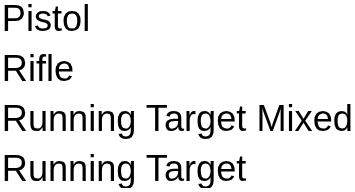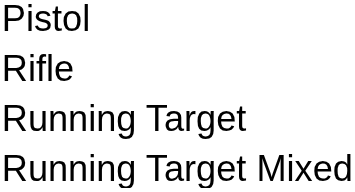rows swapped: (124, 168) <-> (177, 118)
